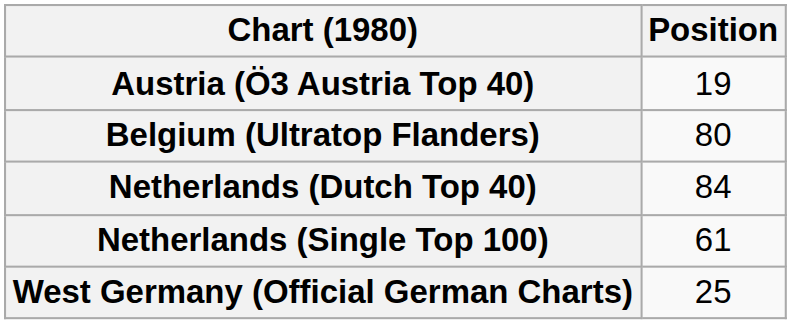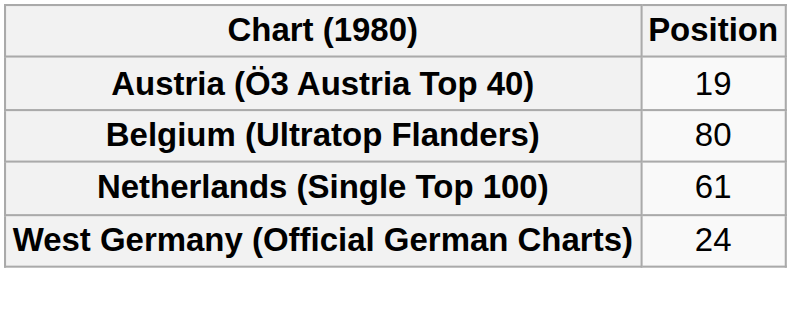- row: (323, 187)
(713, 291) 25 -> (713, 239) 24
